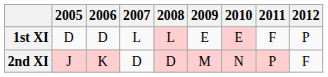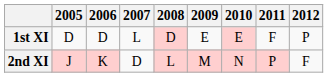(171, 38) L -> (171, 38) D
(171, 60) D -> (171, 60) L
